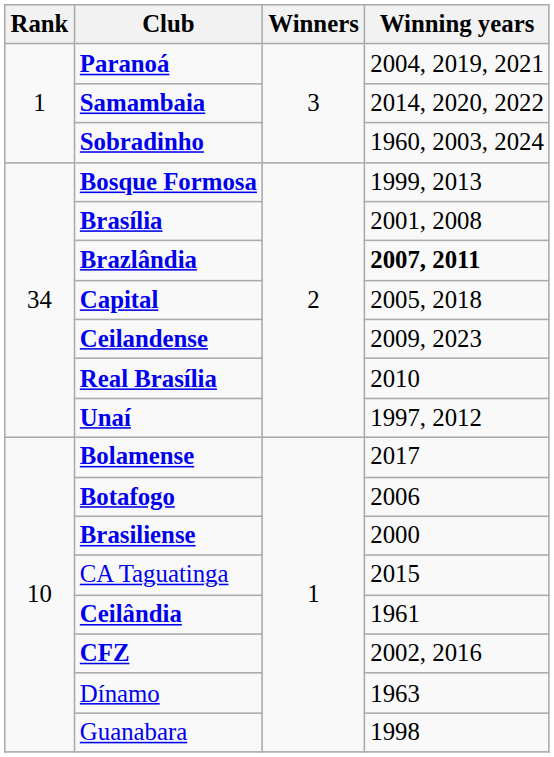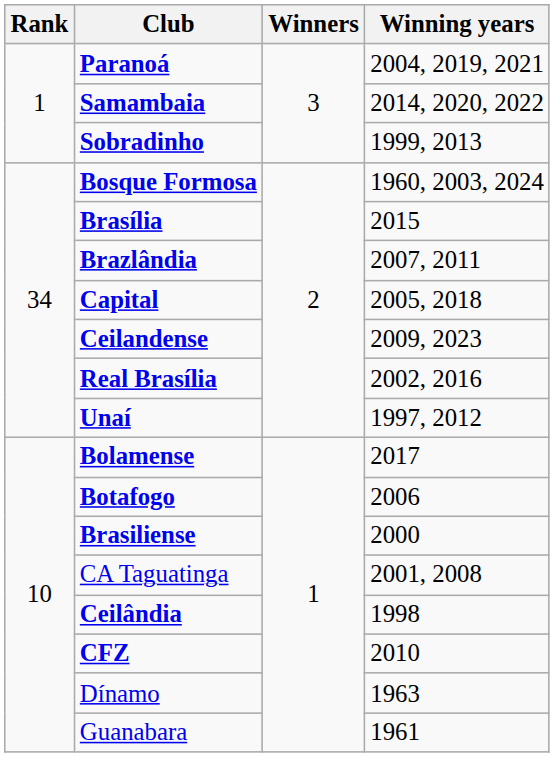(457, 142) 1960, 2003, 2024 -> (426, 142) 1999, 2013
(426, 181) 1999, 2013 -> (457, 181) 1960, 2003, 2024
(426, 220) 2001, 2008 -> (395, 220) 2015
(425, 260) bold -> (426, 260) normal
(395, 378) 2010 -> (426, 378) 2002, 2016
(395, 574) 2015 -> (426, 574) 2001, 2008
(395, 614) 1961 -> (395, 614) 1998
(426, 653) 2002, 2016 -> (395, 653) 2010
(395, 732) 1998 -> (395, 732) 1961
